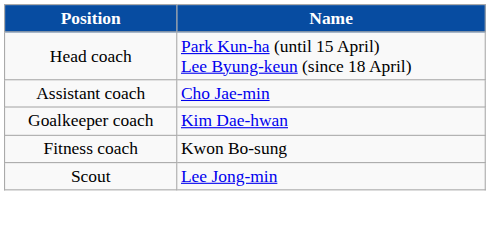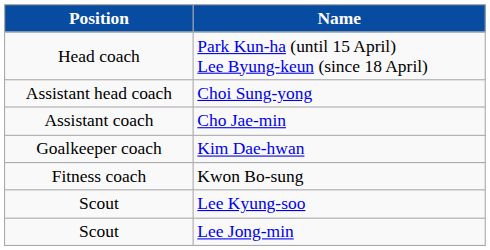+ row: (255, 93)
+ row: (251, 203)
